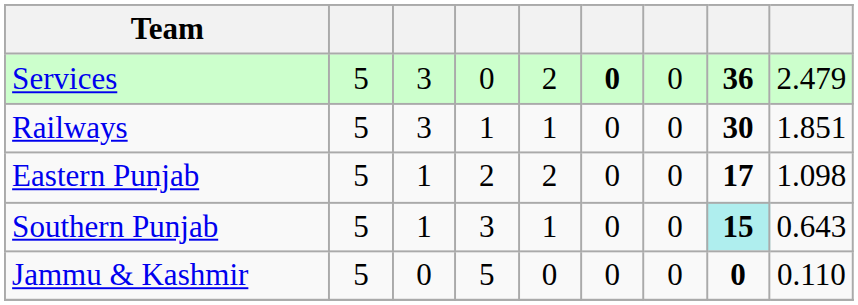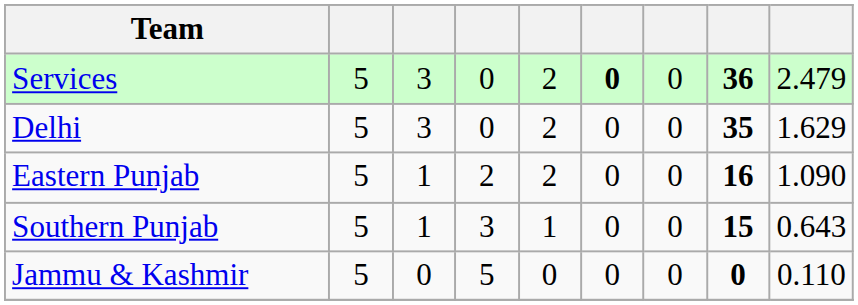+ row: (47, 127)
- row: (70, 127)
(738, 176) 17 -> (738, 176) 16
(811, 176) 1.098 -> (811, 176) 1.090
(738, 226) paleturquoise background -> (738, 226) no background
